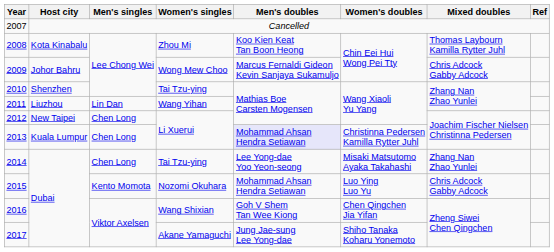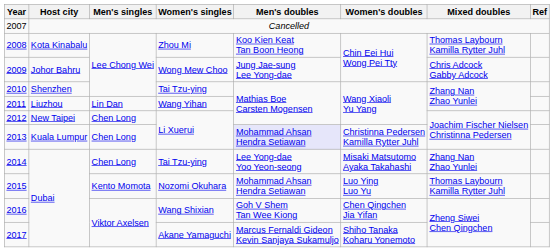(287, 70) Marcus Fernaldi Gideon Kevin Sanjaya Sukamuljo -> (266, 70) Jung Jae-sung Lee Yong-dae
(459, 186) Chris Adcock Gabby Adcock -> (467, 186) Thomas Laybourn Kamilla Rytter Juhl
(266, 235) Jung Jae-sung Lee Yong-dae -> (287, 235) Marcus Fernaldi Gideon Kevin Sanjaya Sukamuljo
